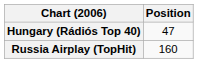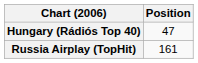(168, 49) 160 -> (168, 49) 161
